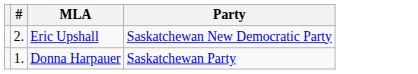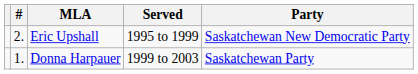+ column: (163, 15)
